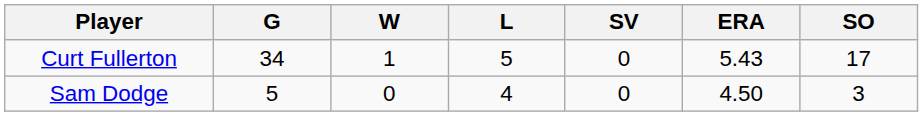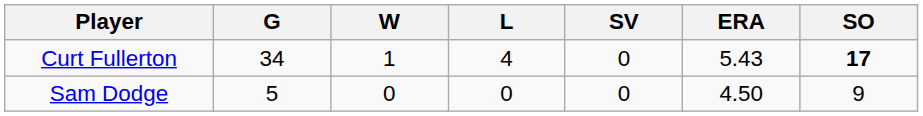(507, 57) 5 -> (507, 57) 4
(859, 57) normal -> (859, 57) bold
(507, 93) 4 -> (507, 93) 0
(859, 93) 3 -> (859, 93) 9
